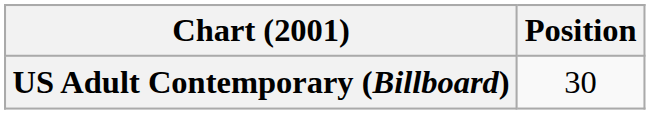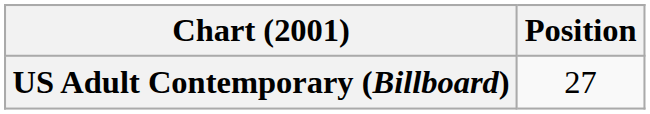(581, 81) 30 -> (581, 81) 27
